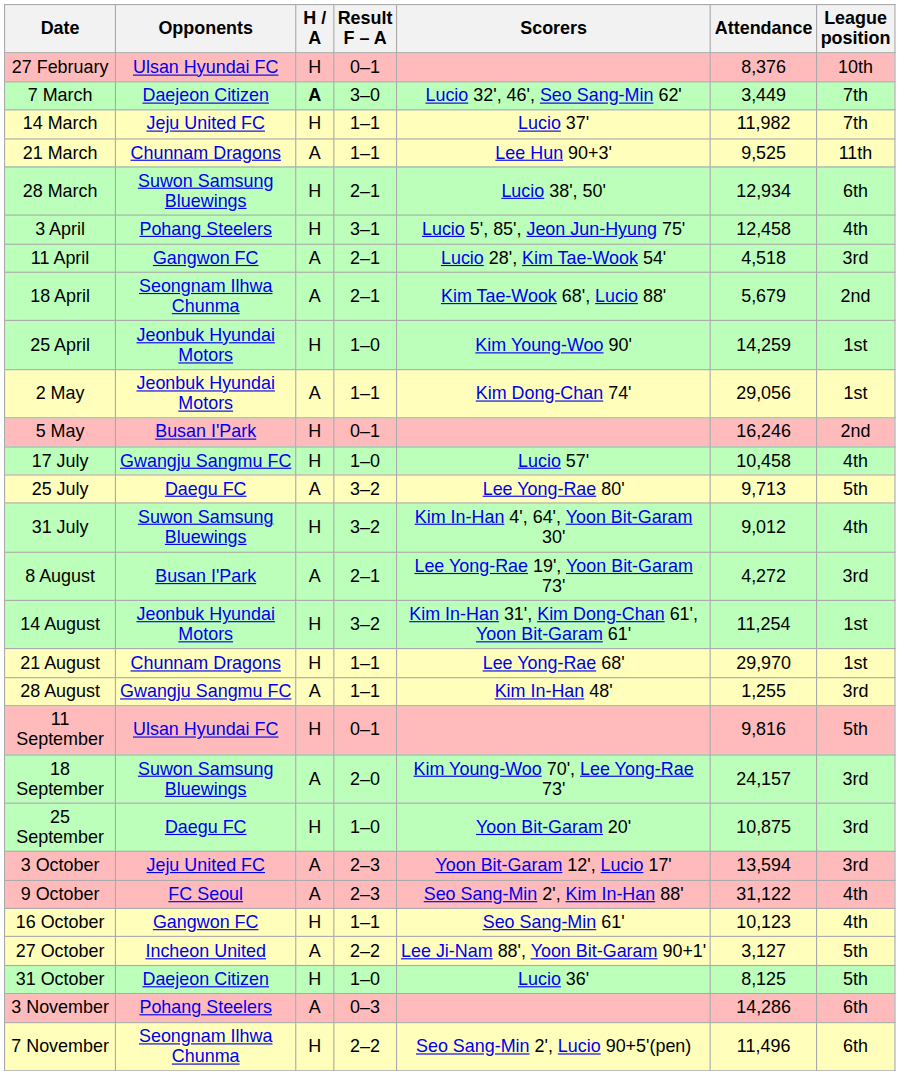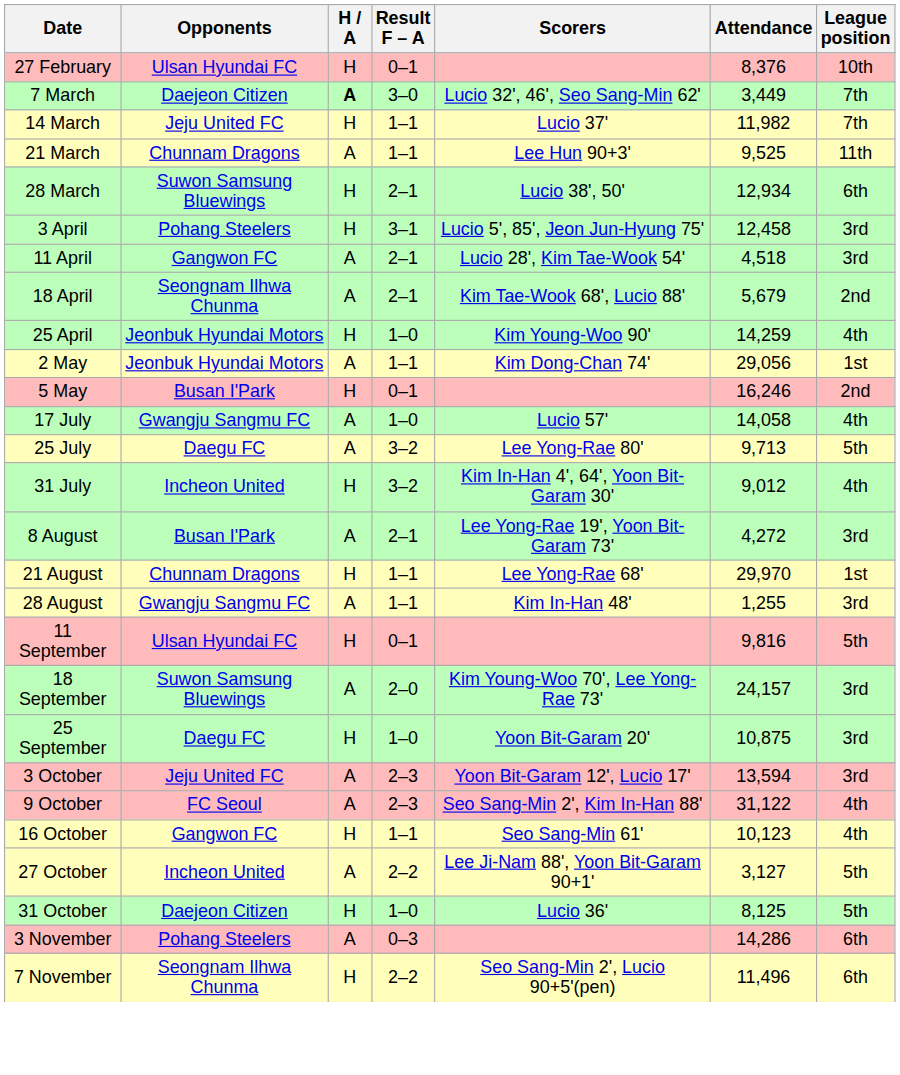(856, 229) 4th -> (855, 229) 3rd
(856, 345) 1st -> (855, 334) 4th
(315, 460) H -> (350, 420) A
(764, 460) 10,458 -> (764, 420) 14,058
(206, 527) Suwon Samsung Bluewings -> (224, 487) Incheon United
- row: (60, 624)
